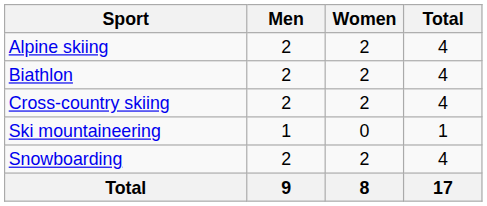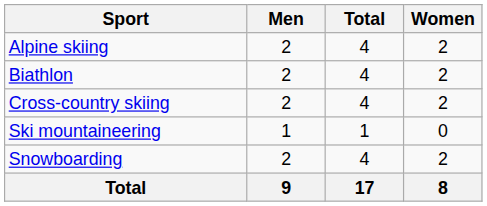columns swapped: (365, 19) <-> (443, 19)
